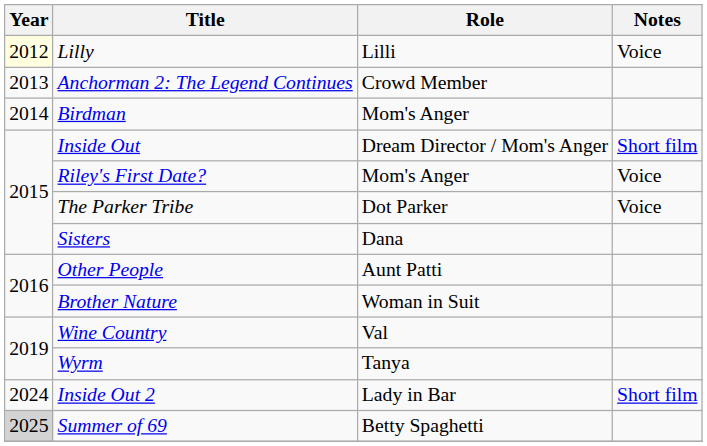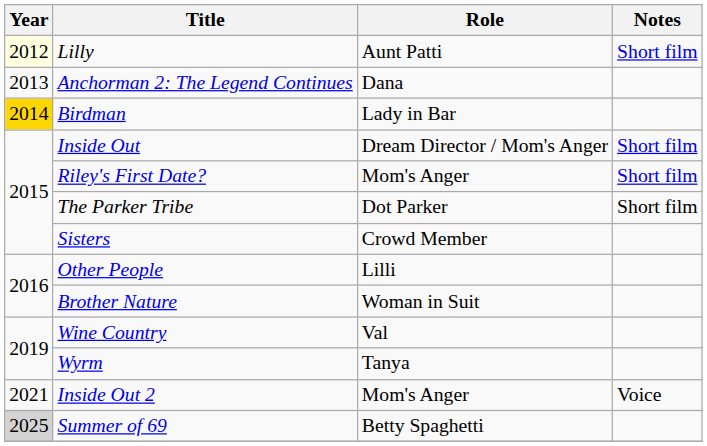(379, 51) Lilli -> (402, 51) Aunt Patti
(639, 51) Voice -> (657, 51) Short film
(424, 82) Crowd Member -> (383, 82) Dana
(29, 113) no background -> (29, 113) gold background
(415, 113) Mom's Anger -> (409, 113) Lady in Bar
(639, 176) Voice -> (657, 176) Short film
(639, 207) Voice -> (657, 207) Short film
(383, 238) Dana -> (424, 238) Crowd Member
(402, 269) Aunt Patti -> (379, 269) Lilli
(29, 394) 2024 -> (29, 394) 2021
(409, 394) Lady in Bar -> (415, 394) Mom's Anger
(657, 394) Short film -> (639, 394) Voice
